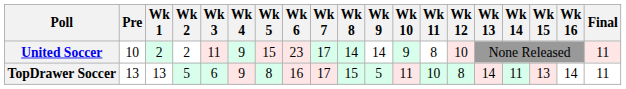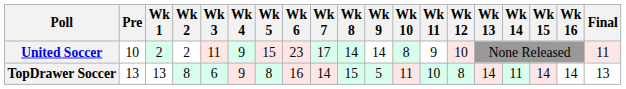(406, 52) 9 -> (406, 52) 8
(434, 52) 8 -> (434, 52) 9
(187, 73) 5 -> (187, 73) 8
(324, 73) 17 -> (324, 73) 14
(543, 73) 13 -> (543, 73) 14
(603, 73) 11 -> (603, 73) 13
